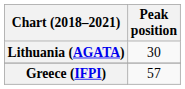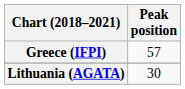rows swapped: (66, 73) <-> (66, 52)
